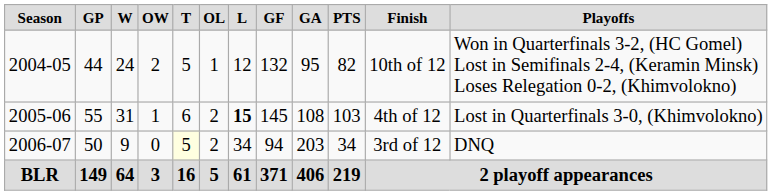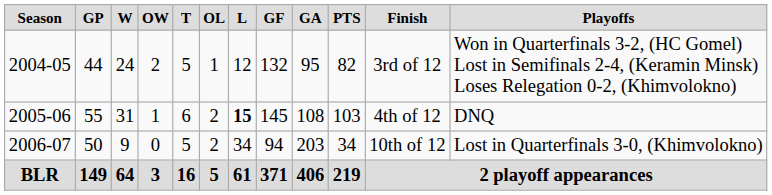(407, 65) 10th of 12 -> (407, 65) 3rd of 12
(608, 116) Lost in Quarterfinals 3-0, (Khimvolokno) -> (474, 116) DNQ
(186, 145) lightyellow background -> (186, 145) no background
(407, 145) 3rd of 12 -> (407, 145) 10th of 12
(474, 145) DNQ -> (608, 145) Lost in Quarterfinals 3-0, (Khimvolokno)
